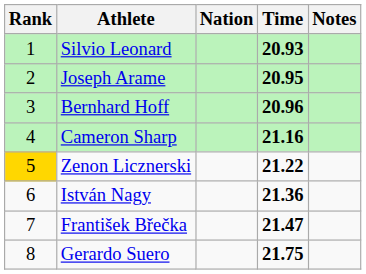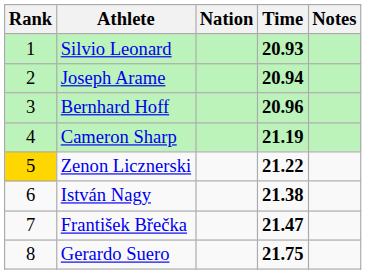(283, 78) 20.95 -> (283, 78) 20.94
(283, 136) 21.16 -> (283, 136) 21.19
(283, 195) 21.36 -> (283, 195) 21.38
